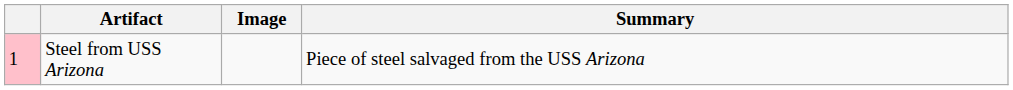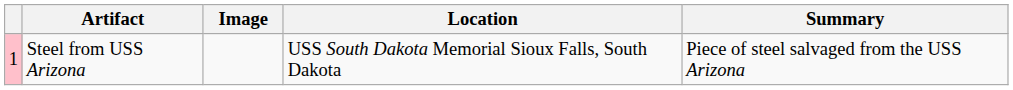+ column: (483, 19)
